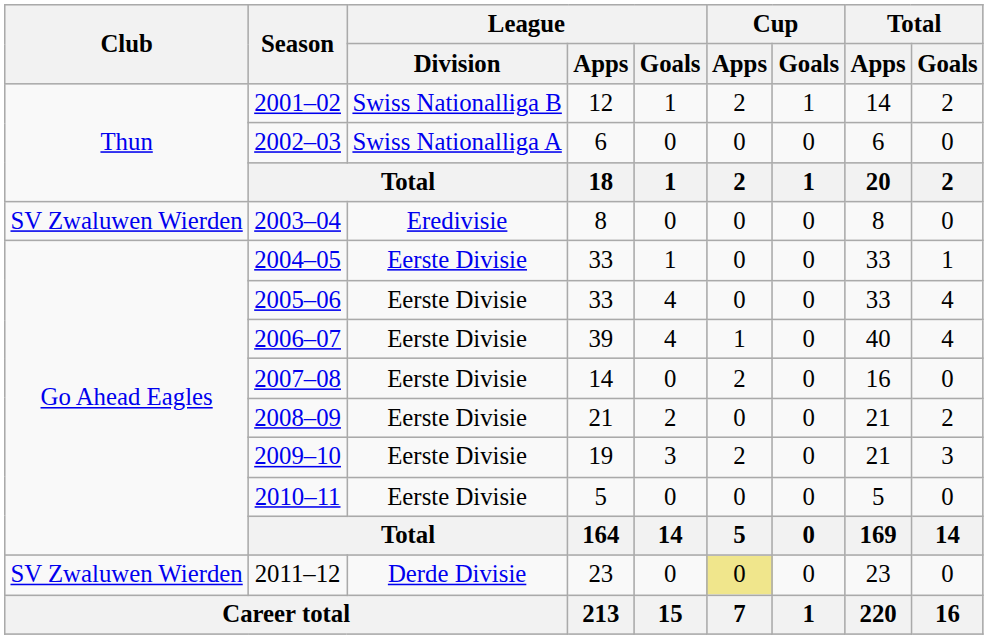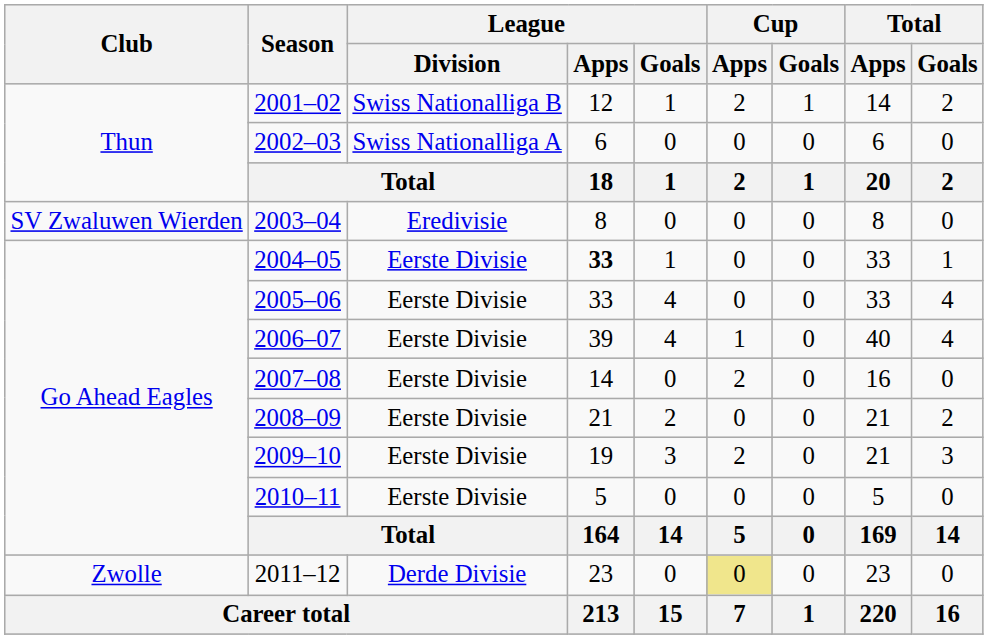(601, 260) normal -> (601, 260) bold
(127, 574) SV Zwaluwen Wierden -> (127, 574) Zwolle
